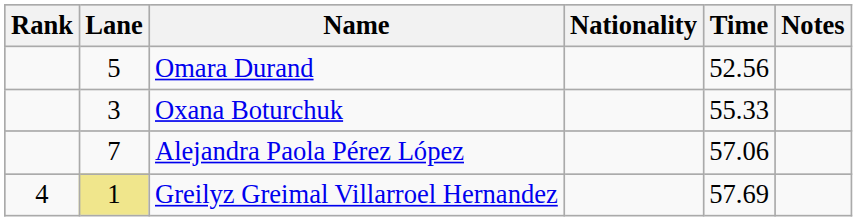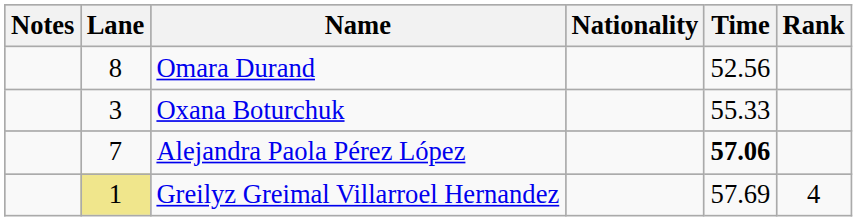columns swapped: (42, 25) <-> (813, 25)
(114, 67) 5 -> (115, 67) 8
(739, 151) normal -> (740, 151) bold
